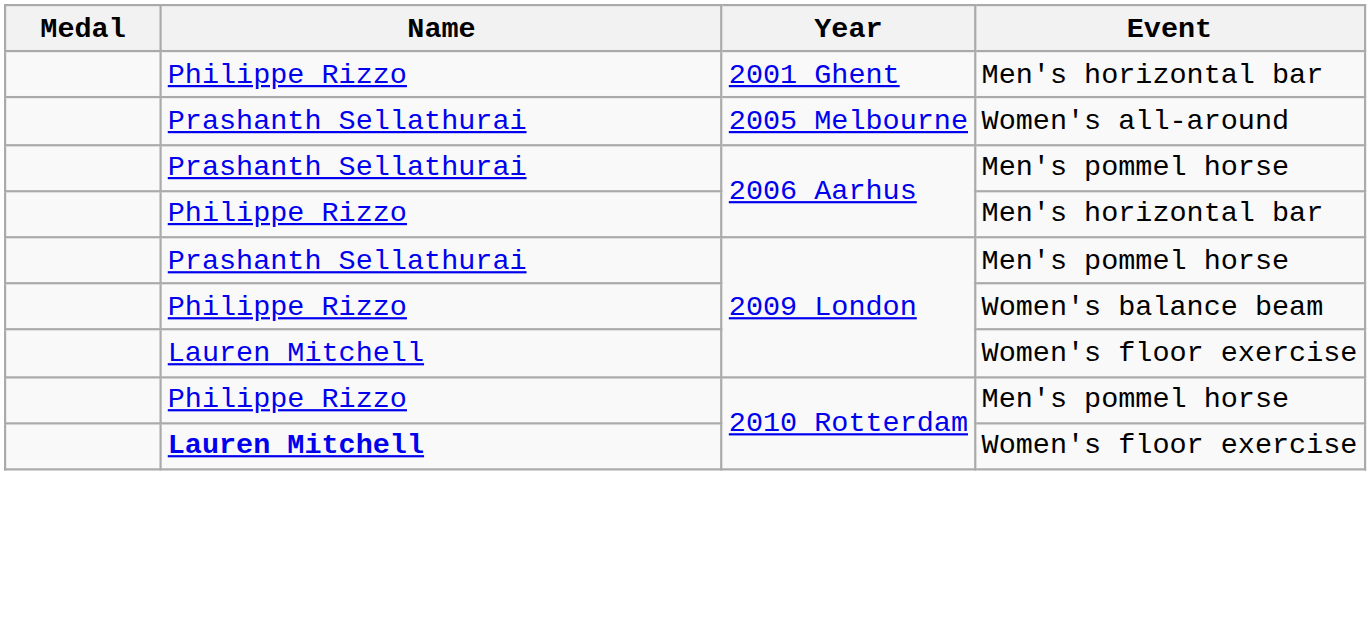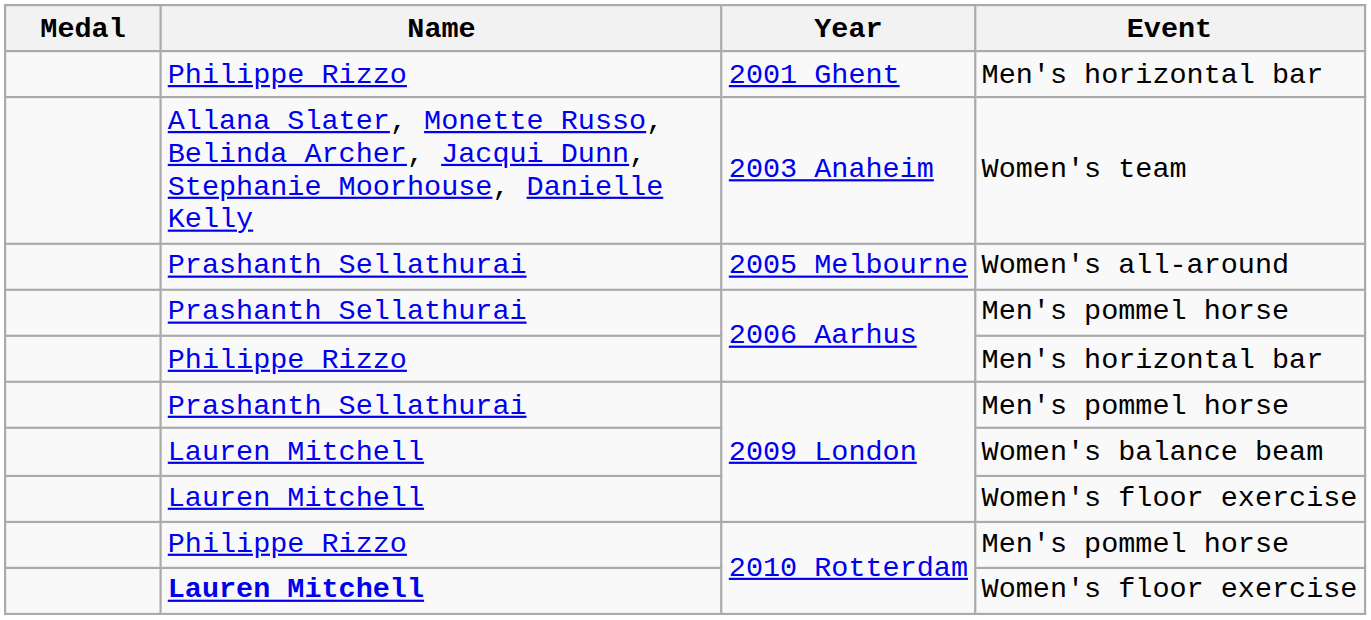+ row: (831, 170)
(287, 307) Philippe Rizzo -> (296, 452) Lauren Mitchell
